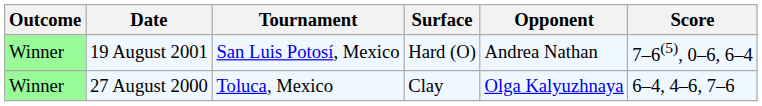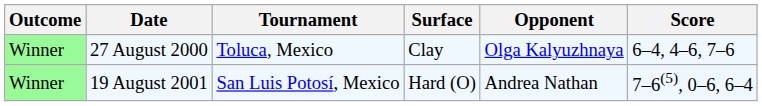rows swapped: (149, 84) <-> (149, 51)
